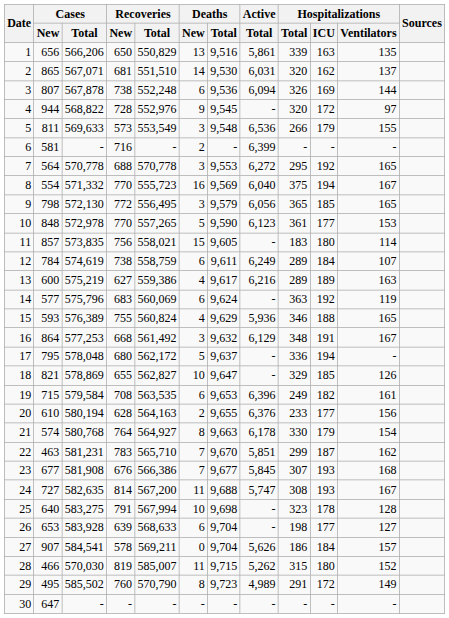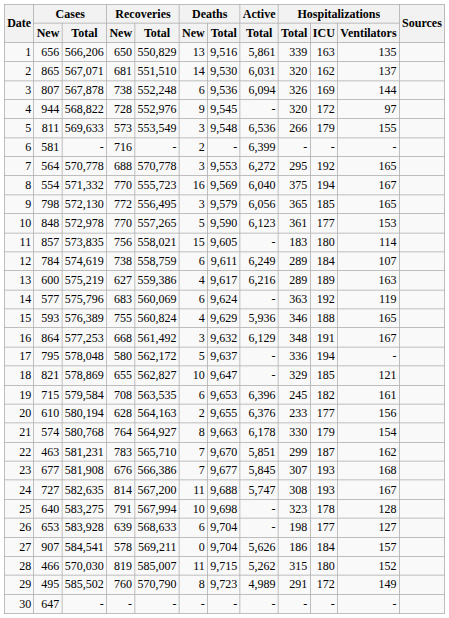(123, 356) 680 -> (123, 356) 580
(388, 375) 126 -> (388, 375) 121
(298, 394) 249 -> (298, 394) 245
